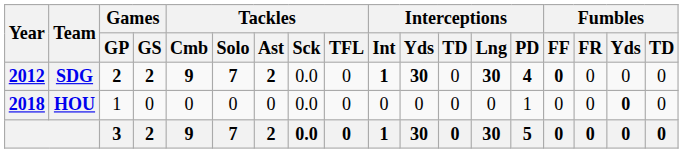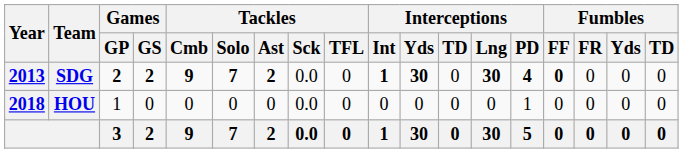(27, 76) 2012 -> (27, 76) 2013
(626, 104) bold -> (626, 104) normal
